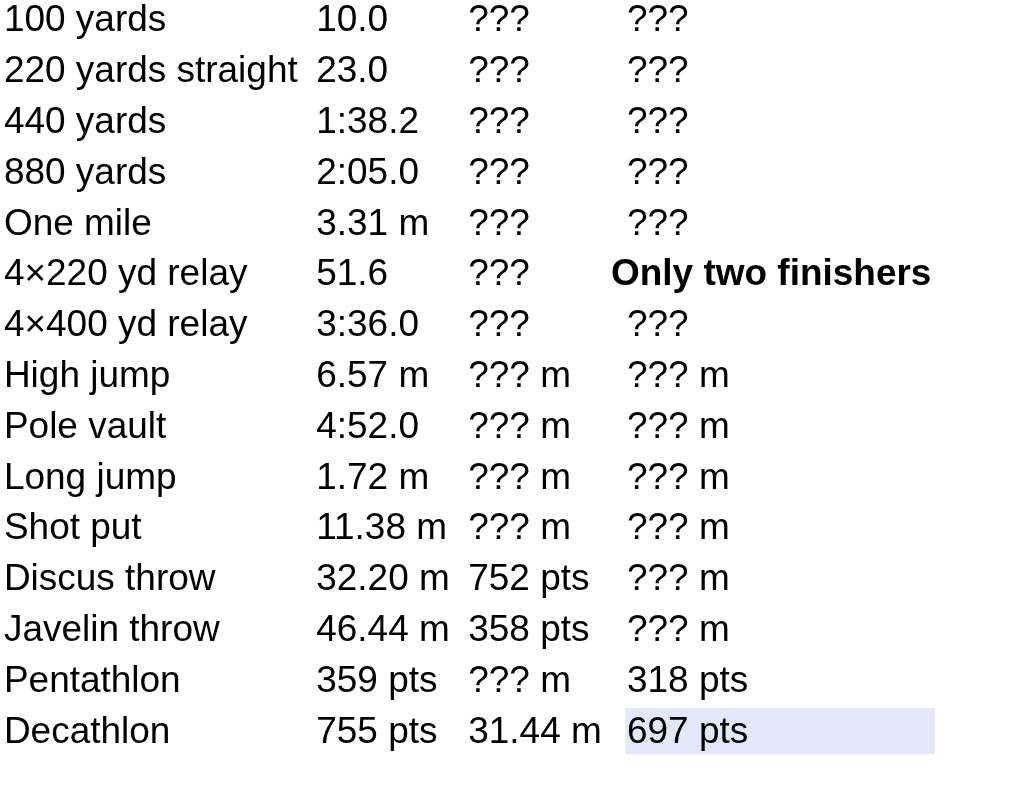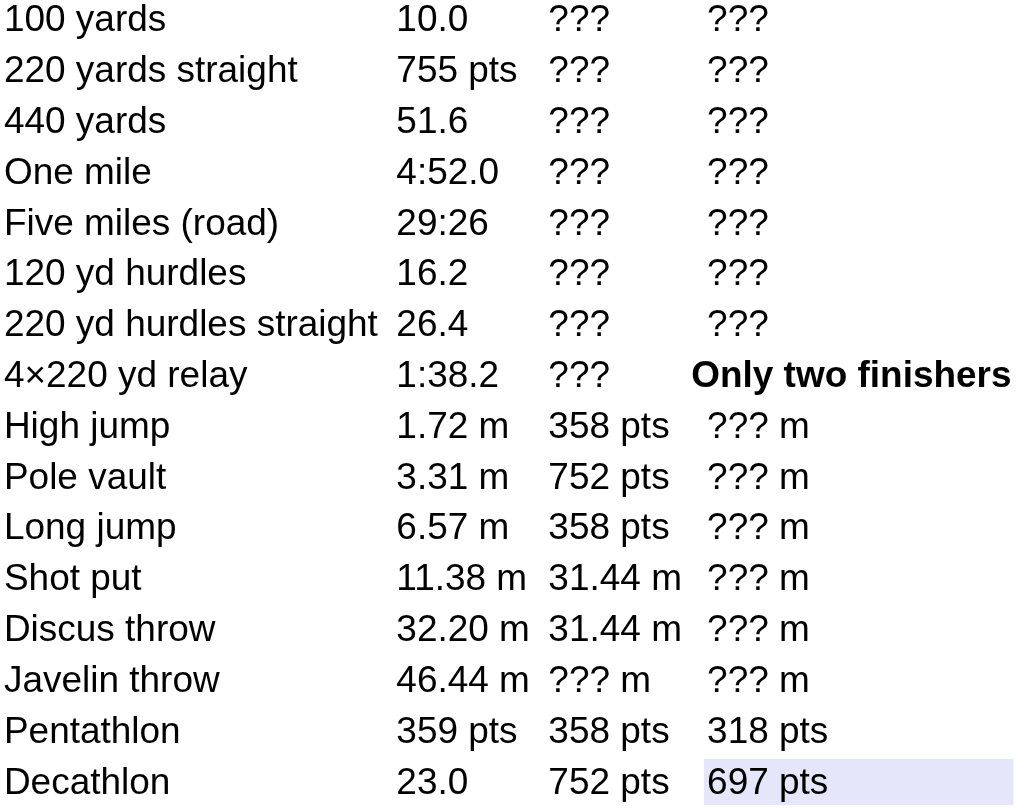(352, 69) 23.0 -> (457, 69) 755 pts
(368, 120) 1:38.2 -> (432, 120) 51.6
- row: (85, 171)
(373, 222) 3.31 m -> (448, 171) 4:52.0
+ row: (142, 222)
+ row: (125, 273)
+ row: (191, 323)
(352, 273) 51.6 -> (448, 374) 1:38.2
- row: (126, 323)
(373, 374) 6.57 m -> (453, 425) 1.72 m
(520, 374) ??? m -> (609, 425) 358 pts
(368, 425) 4:52.0 -> (453, 476) 3.31 m
(520, 425) ??? m -> (609, 476) 752 pts
(373, 476) 1.72 m -> (453, 527) 6.57 m
(520, 476) ??? m -> (609, 527) 358 pts
(520, 527) ??? m -> (615, 578) 31.44 m
(529, 578) 752 pts -> (615, 628) 31.44 m
(529, 628) 358 pts -> (600, 679) ??? m
(520, 679) ??? m -> (609, 730) 358 pts
(377, 730) 755 pts -> (432, 781) 23.0
(535, 730) 31.44 m -> (609, 781) 752 pts
